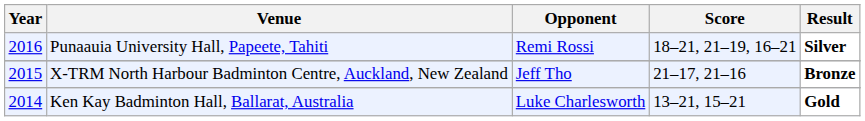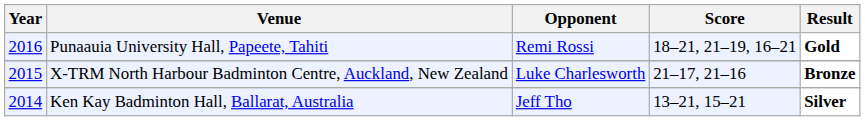(825, 46) Silver -> (822, 46) Gold
(544, 74) Jeff Tho -> (581, 74) Luke Charlesworth
(581, 102) Luke Charlesworth -> (544, 102) Jeff Tho
(822, 102) Gold -> (825, 102) Silver
